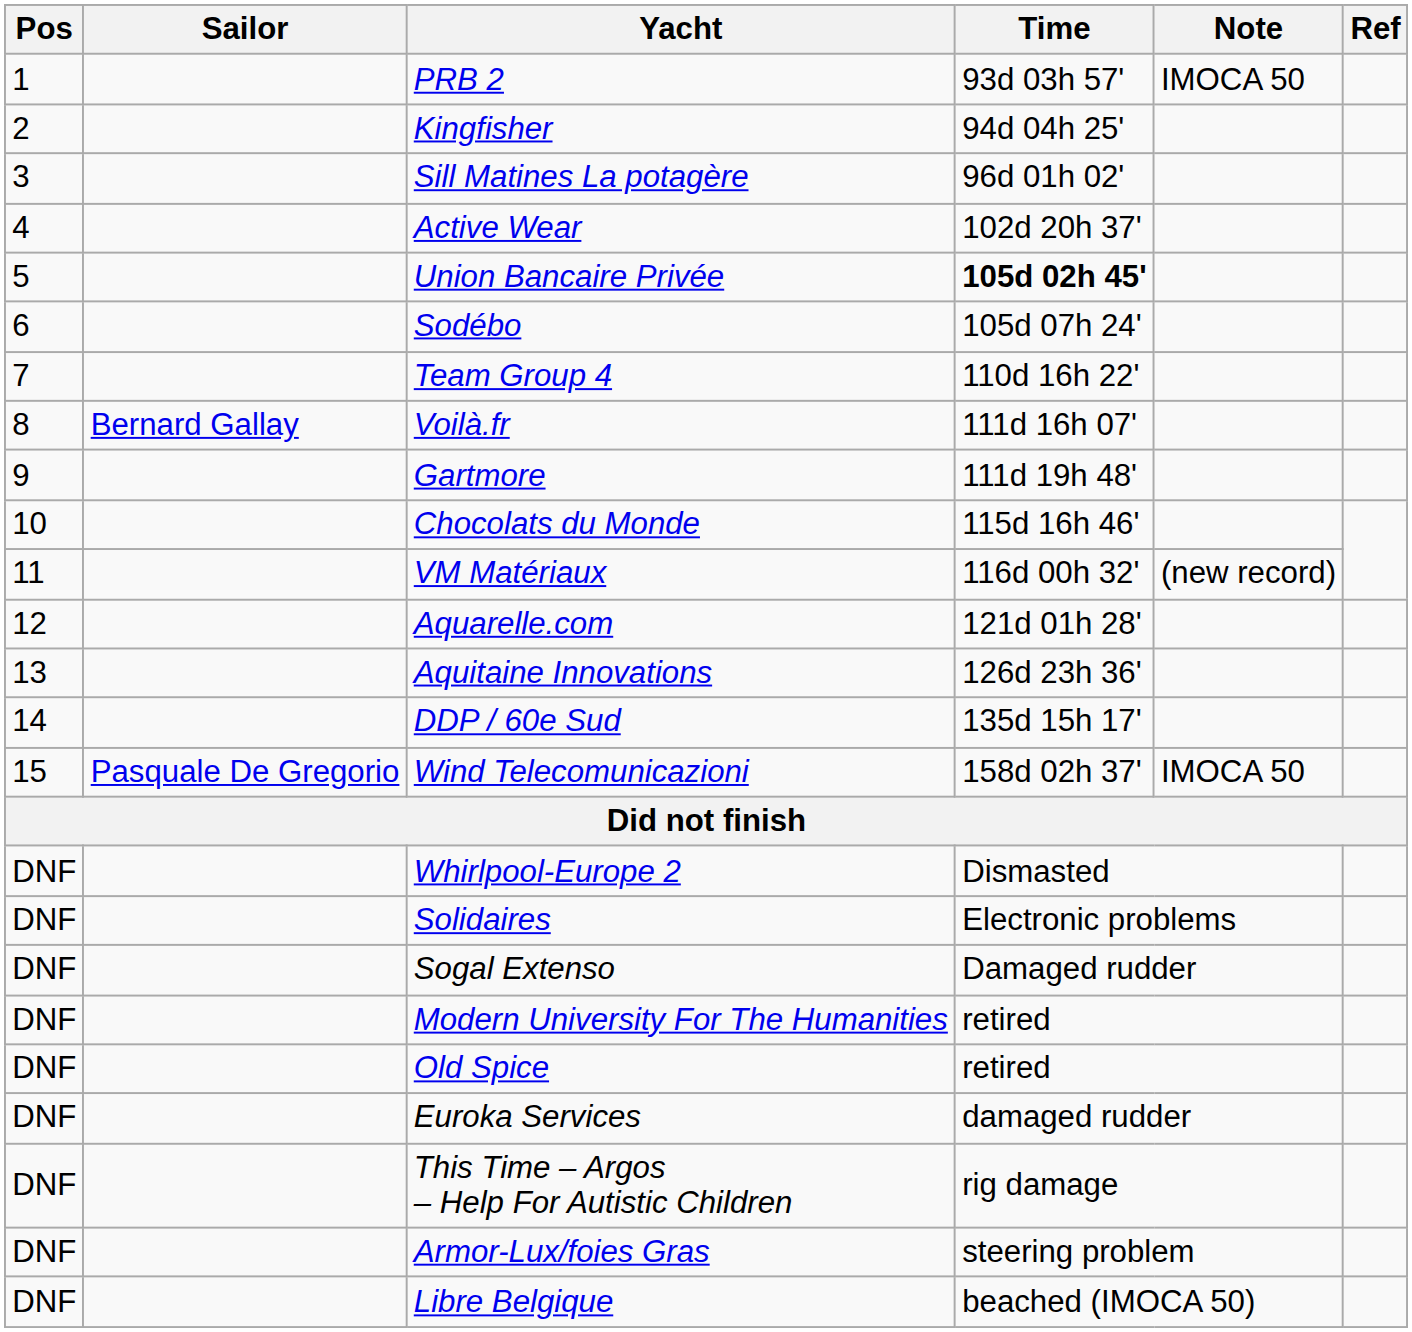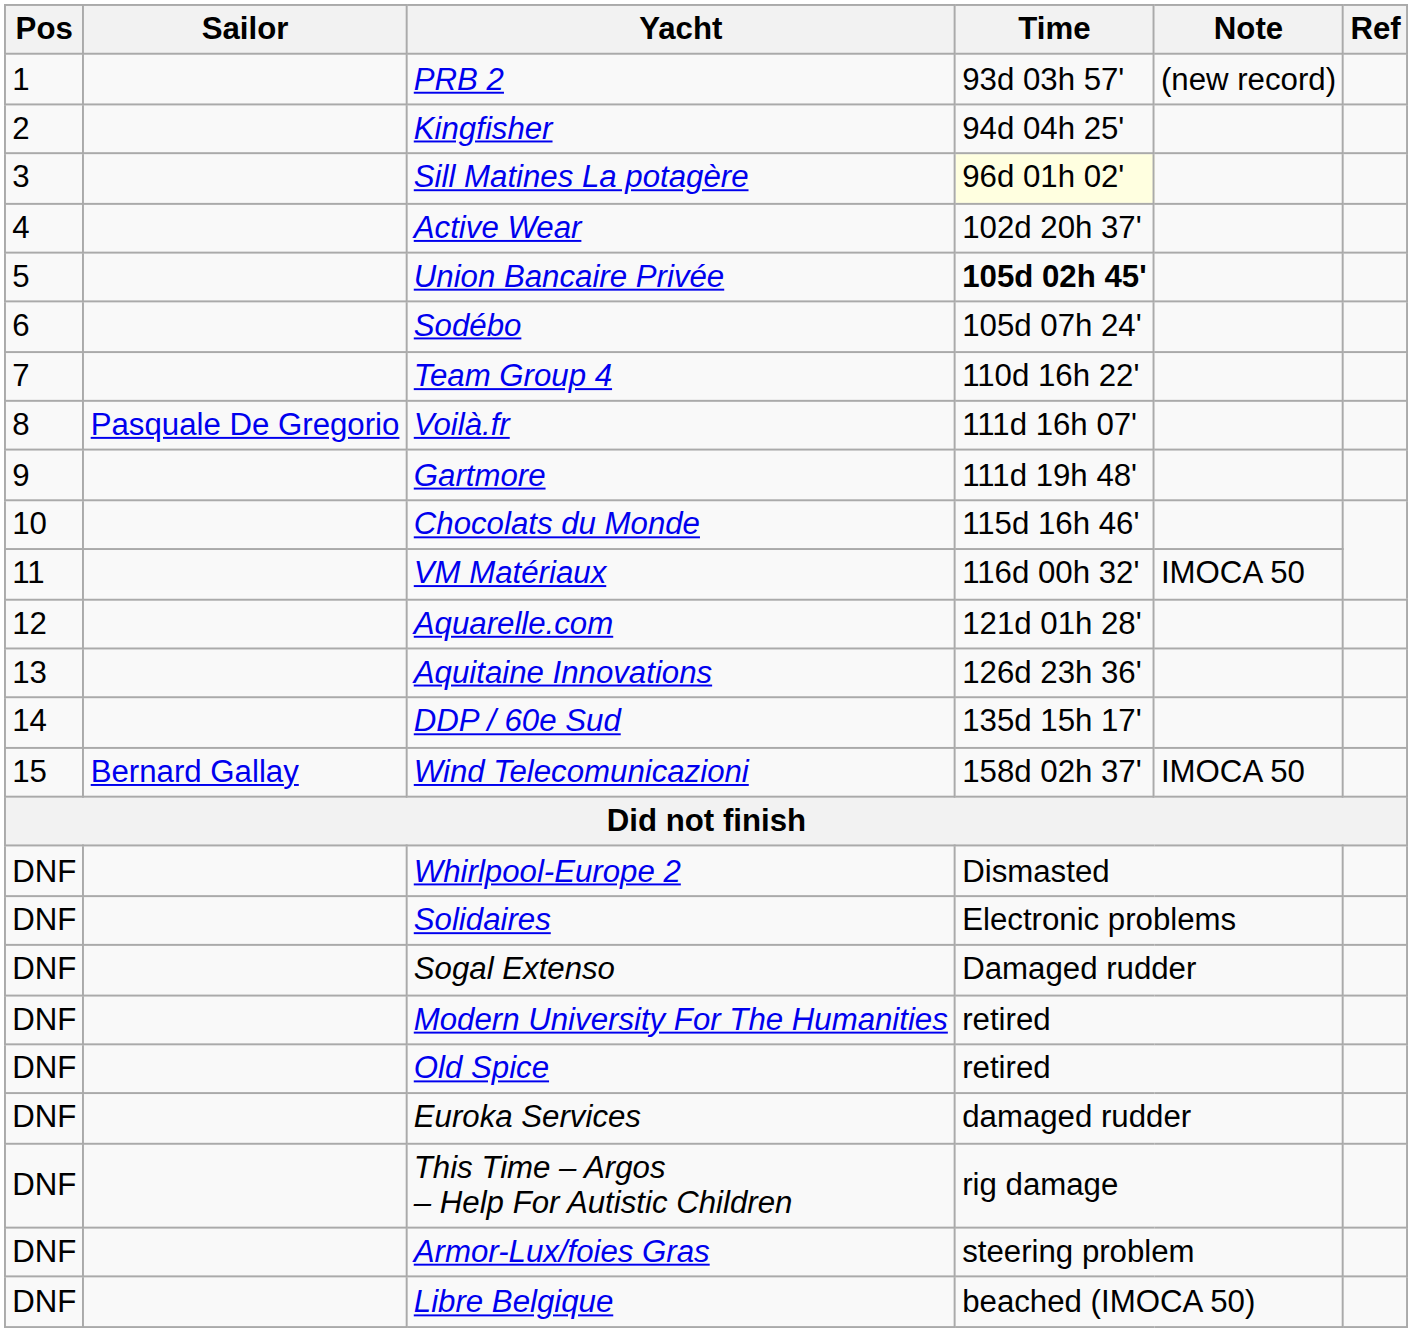(1233, 78) IMOCA 50 -> (1248, 78) (new record)
(1043, 177) no background -> (1043, 177) lightyellow background
(195, 425) Bernard Gallay -> (245, 425) Pasquale De Gregorio
(1248, 573) (new record) -> (1233, 573) IMOCA 50
(245, 771) Pasquale De Gregorio -> (195, 771) Bernard Gallay
